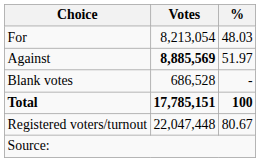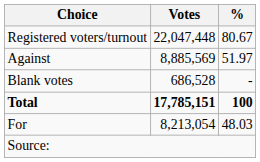rows swapped: (17, 37) <-> (77, 124)
(188, 59) bold -> (188, 59) normal
